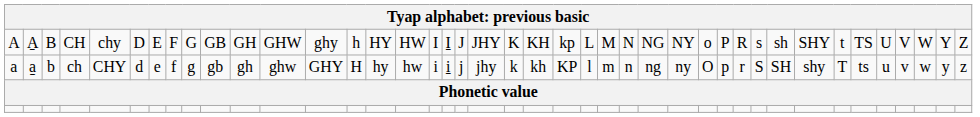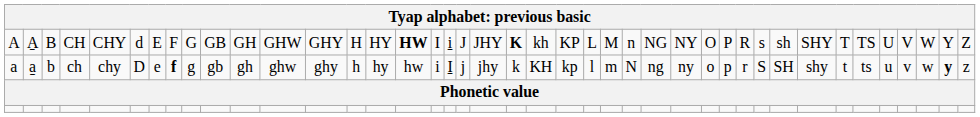(110, 42) chy -> (110, 42) CHY
(139, 42) D -> (139, 42) d
(326, 42) ghy -> (326, 42) GHY
(356, 42) h -> (356, 42) H
(413, 42) normal -> (413, 42) bold
(448, 42) I̱ -> (450, 42) i̱
(514, 42) normal -> (516, 42) bold
(538, 42) KH -> (541, 42) kh
(567, 42) kp -> (570, 42) KP
(629, 42) N -> (631, 42) n
(708, 42) o -> (710, 42) O
(842, 42) t -> (845, 42) T
(110, 67) CHY -> (110, 67) chy
(139, 67) d -> (139, 67) D
(174, 67) normal -> (174, 67) bold
(326, 67) GHY -> (326, 67) ghy
(356, 67) H -> (356, 67) h
(448, 67) i̱ -> (450, 67) I̱
(538, 67) kh -> (541, 67) KH
(567, 67) KP -> (570, 67) kp
(629, 67) n -> (631, 67) N
(708, 67) O -> (710, 67) o
(842, 67) T -> (845, 67) t
(946, 67) normal -> (948, 67) bold
